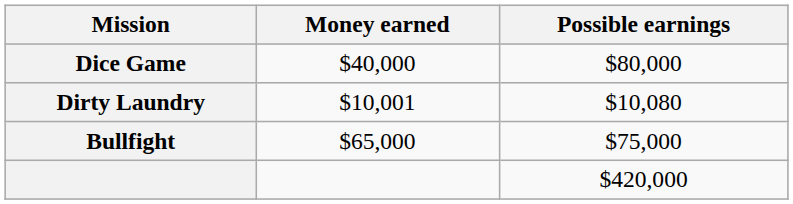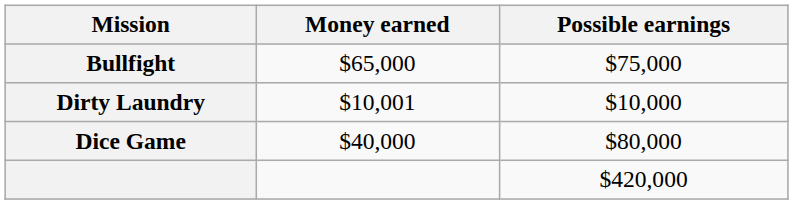rows swapped: (131, 140) <-> (131, 63)
(644, 102) $10,080 -> (644, 102) $10,000
